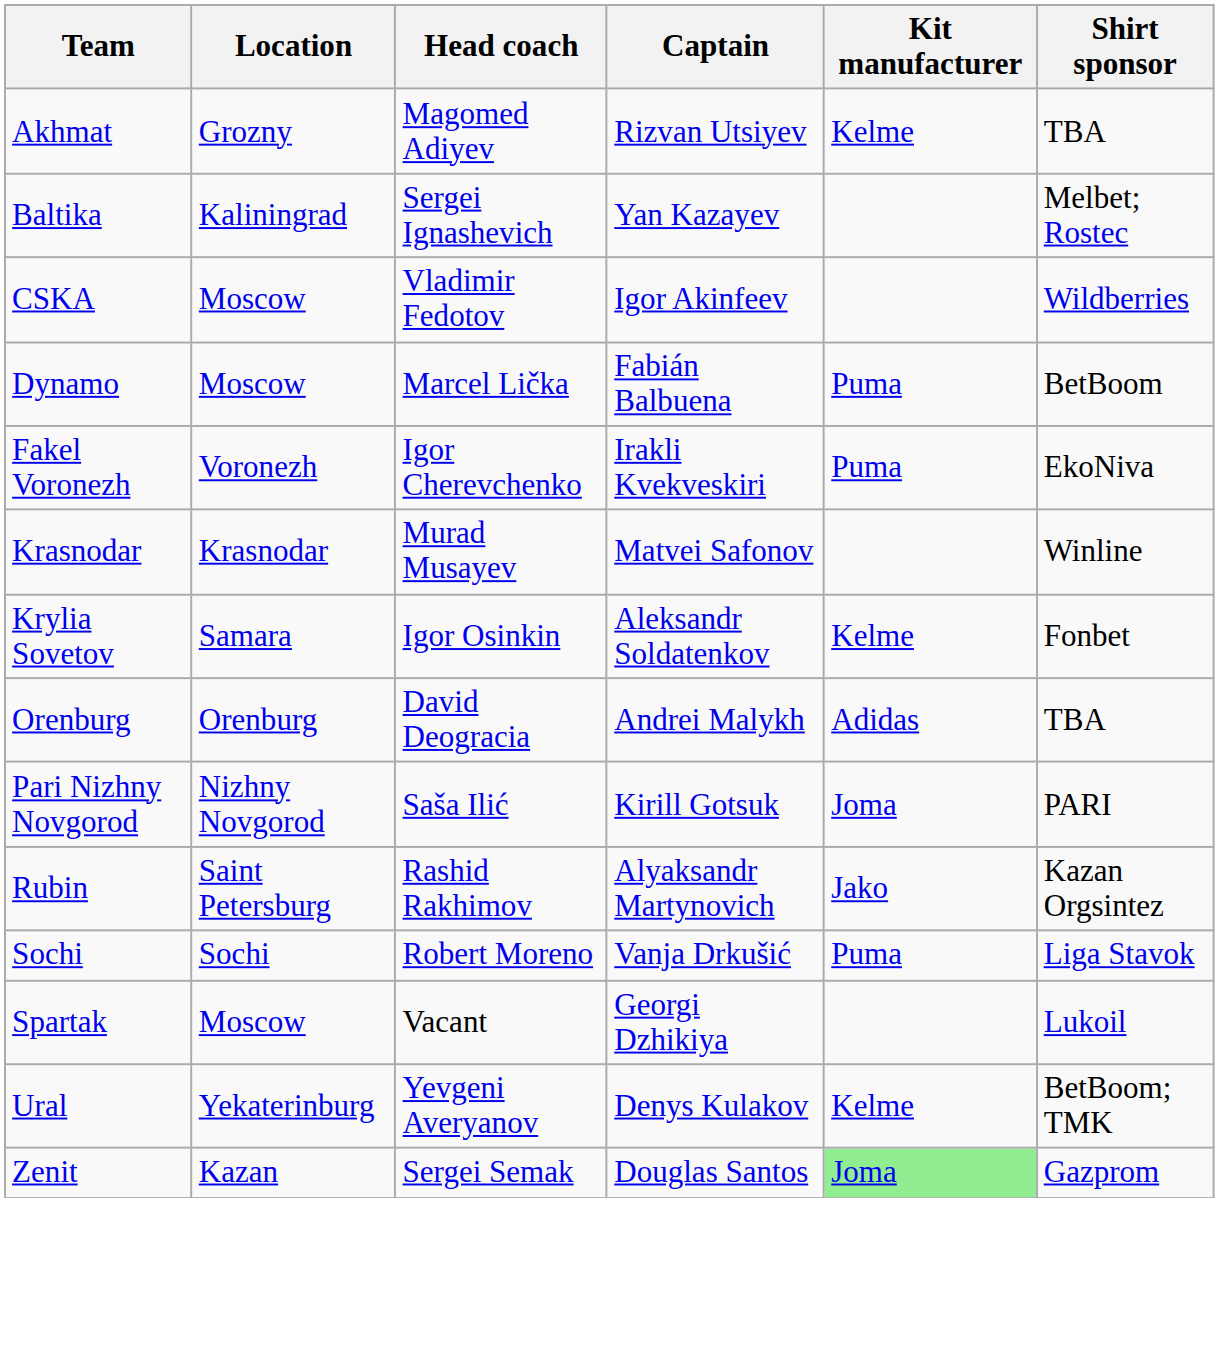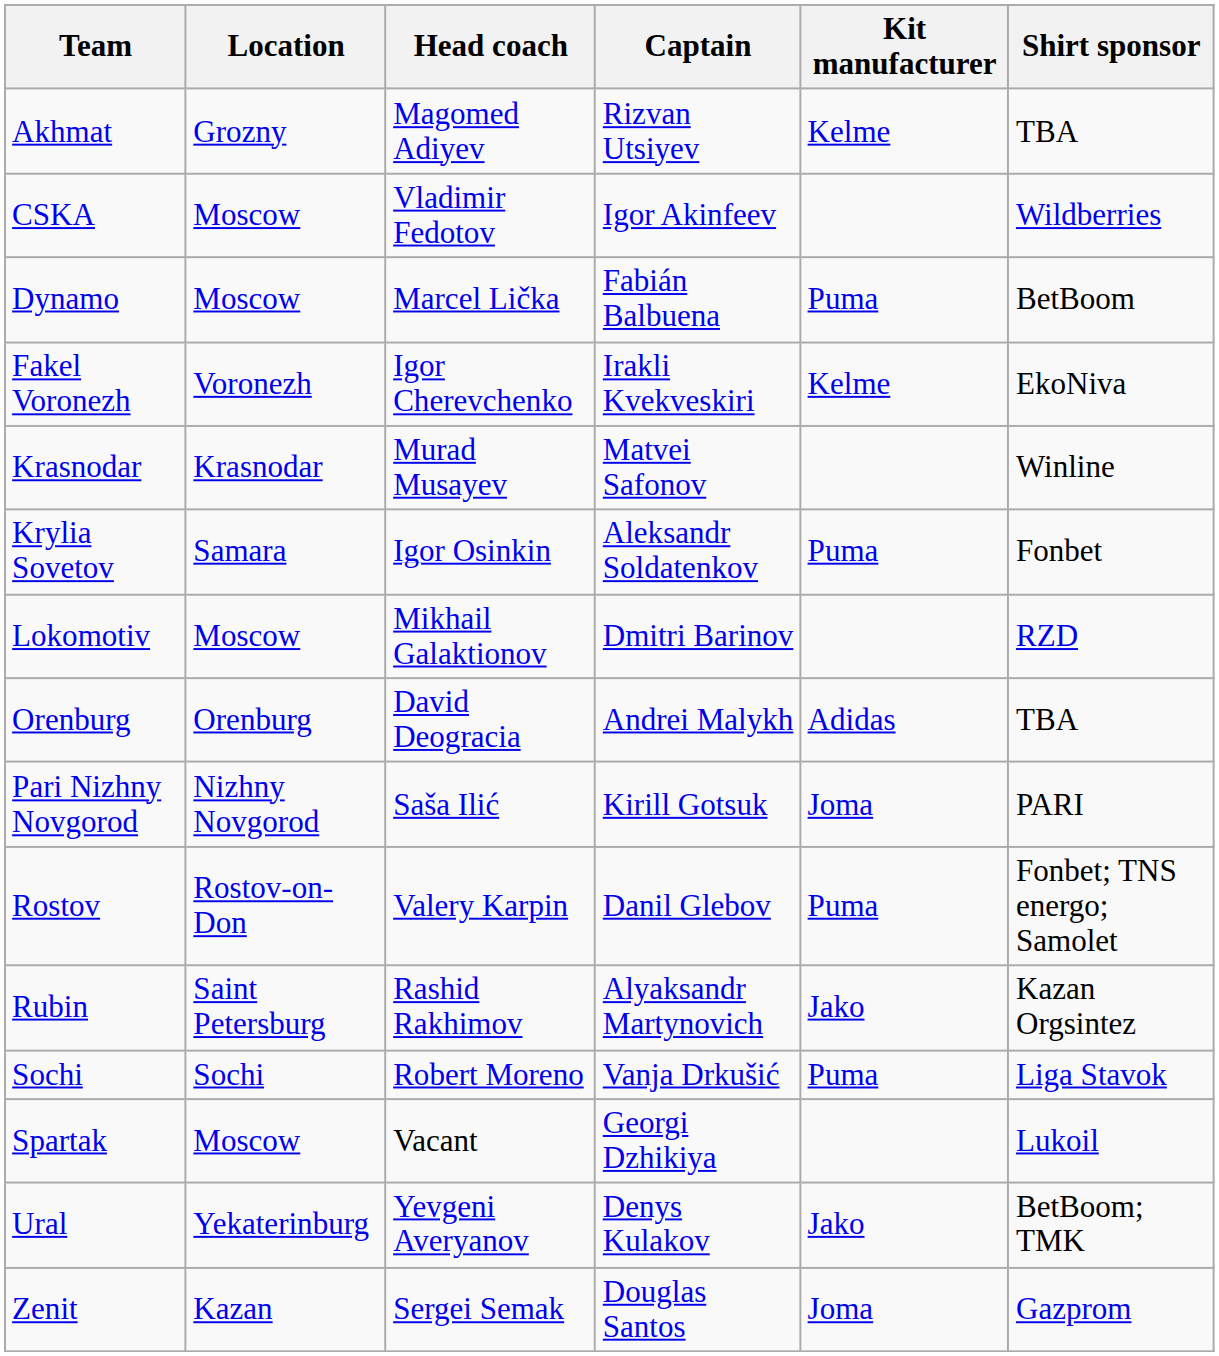- row: (57, 214)
(867, 467) Puma -> (849, 383) Kelme
(873, 635) Kelme -> (843, 551) Puma
+ row: (81, 635)
+ row: (56, 905)
(873, 1105) Kelme -> (836, 1224) Jako
(864, 1172) lightgreen background -> (840, 1308) no background
